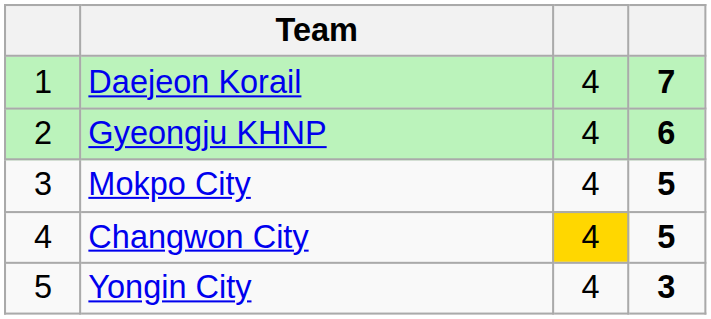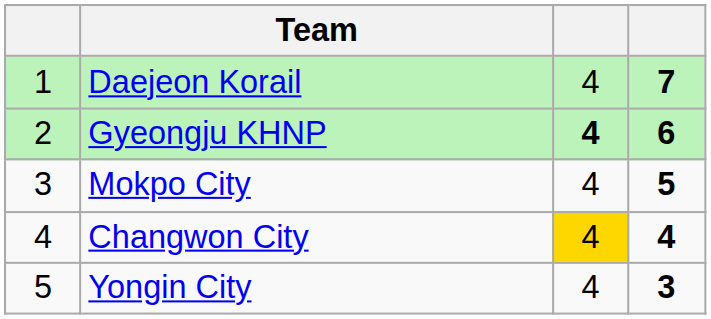(591, 133) normal -> (591, 133) bold
(666, 236) 5 -> (666, 236) 4
